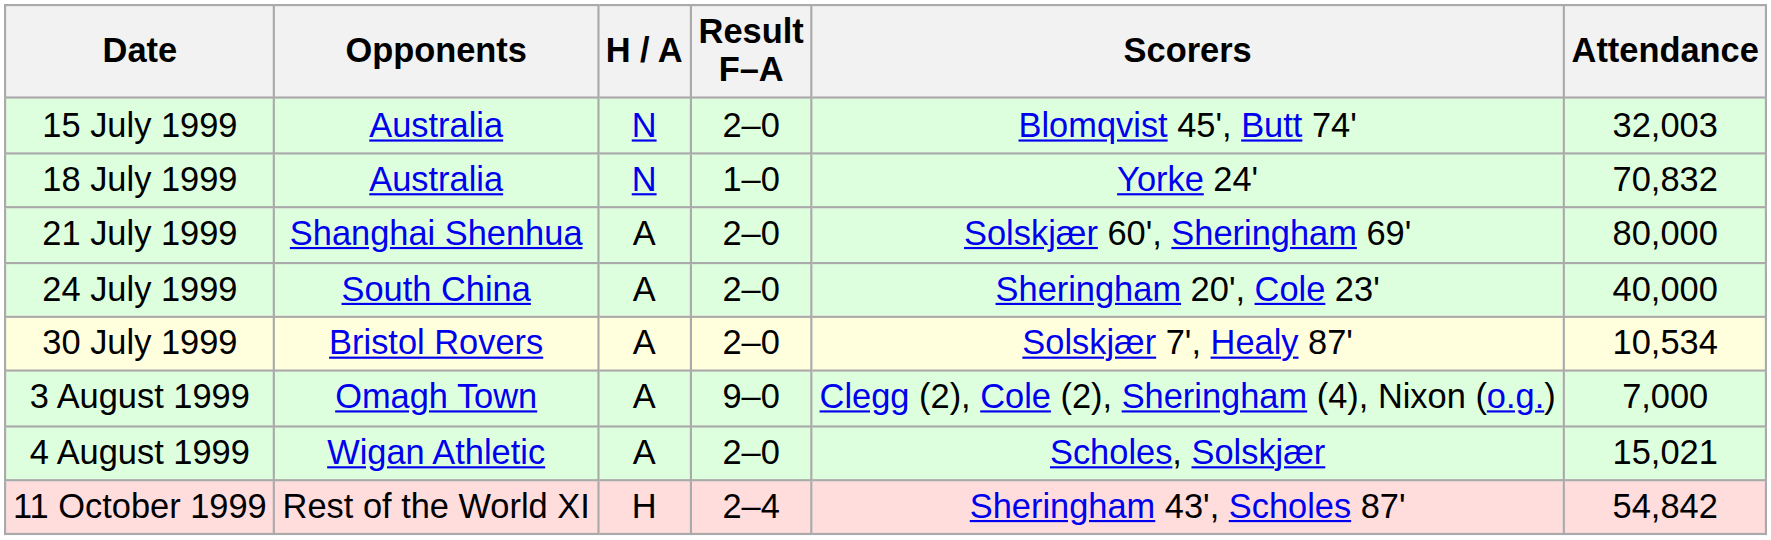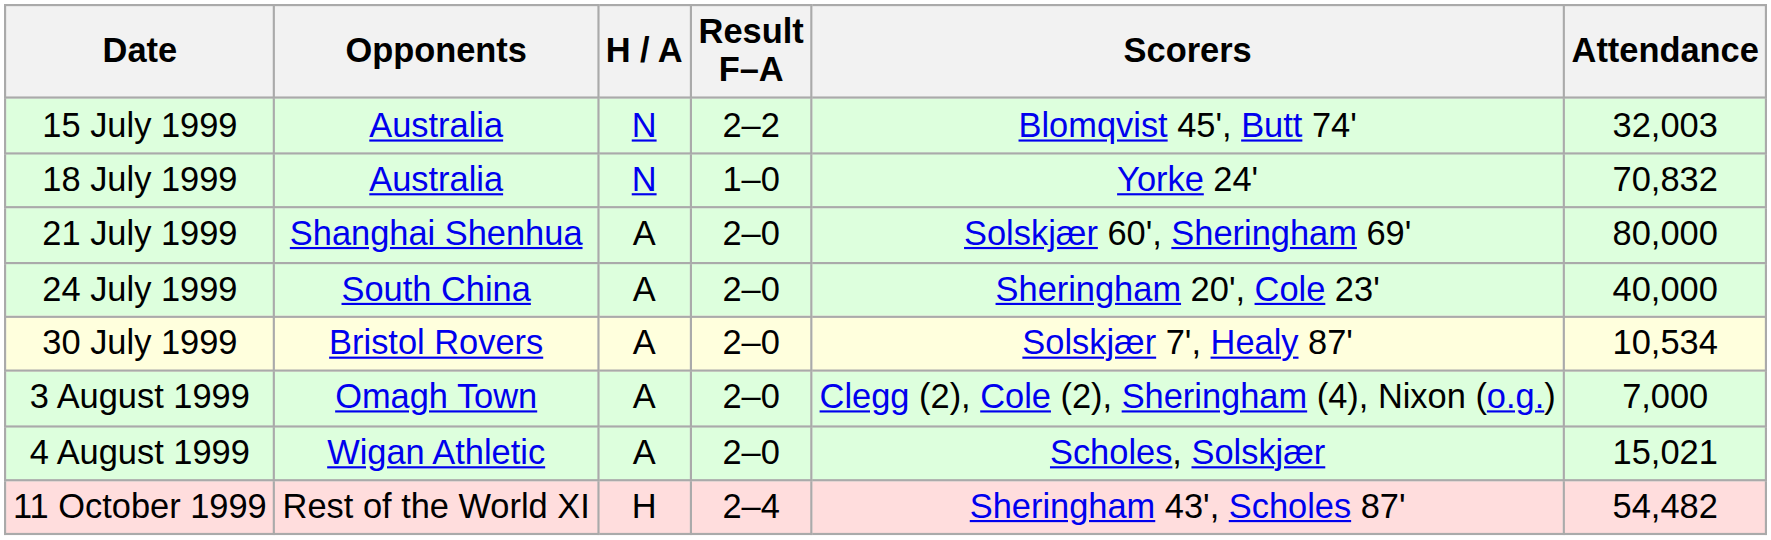(751, 125) 2–0 -> (751, 125) 2–2
(751, 397) 9–0 -> (751, 397) 2–0
(1665, 506) 54,842 -> (1665, 506) 54,482
